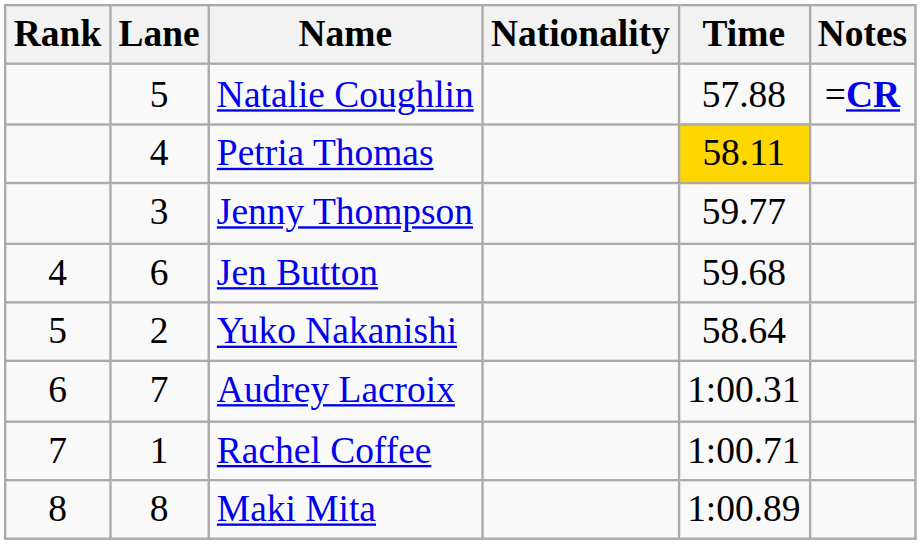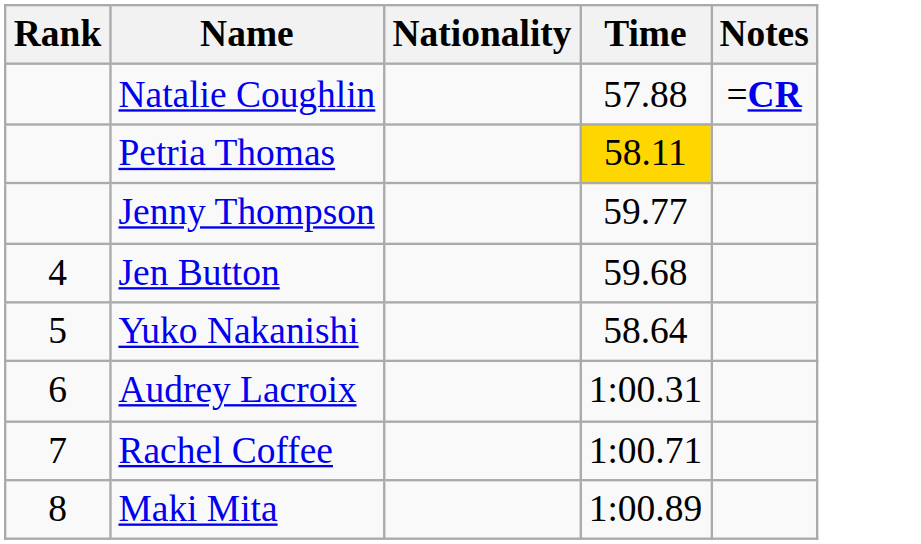- column: (159, 34)
